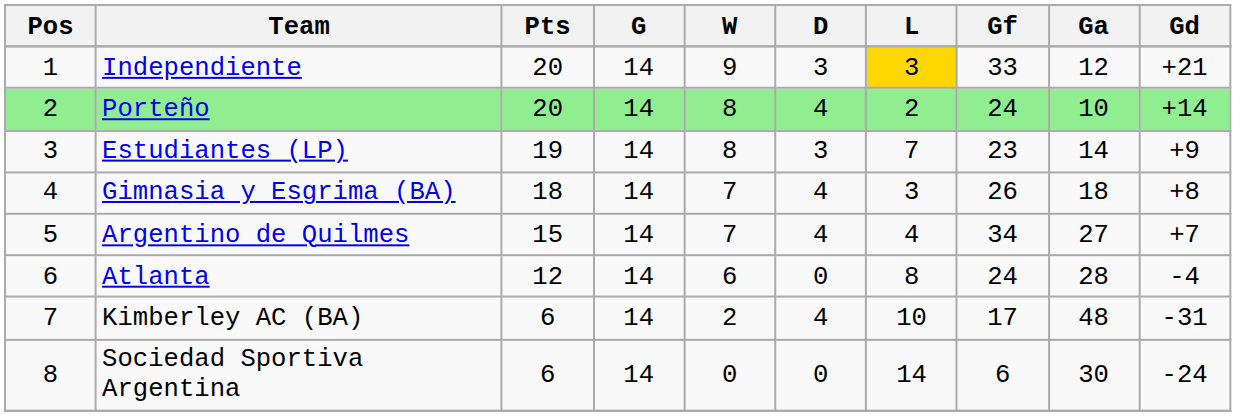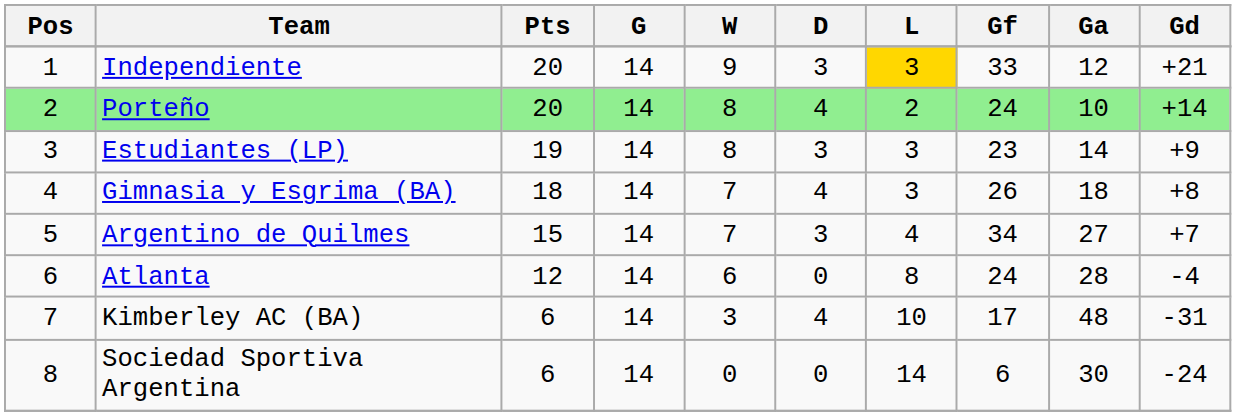(912, 151) 7 -> (912, 151) 3
(821, 235) 4 -> (821, 235) 3
(730, 318) 2 -> (730, 318) 3
